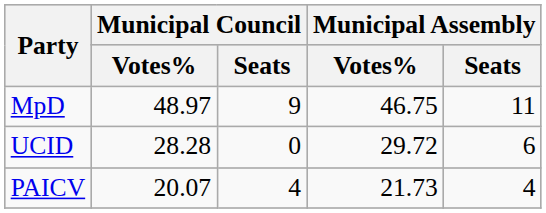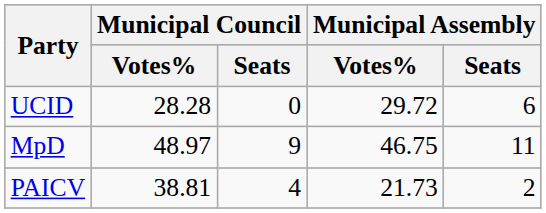rows swapped: (38, 106) <-> (42, 146)
(182, 187) 20.07 -> (182, 187) 38.81
(529, 187) 4 -> (529, 187) 2
